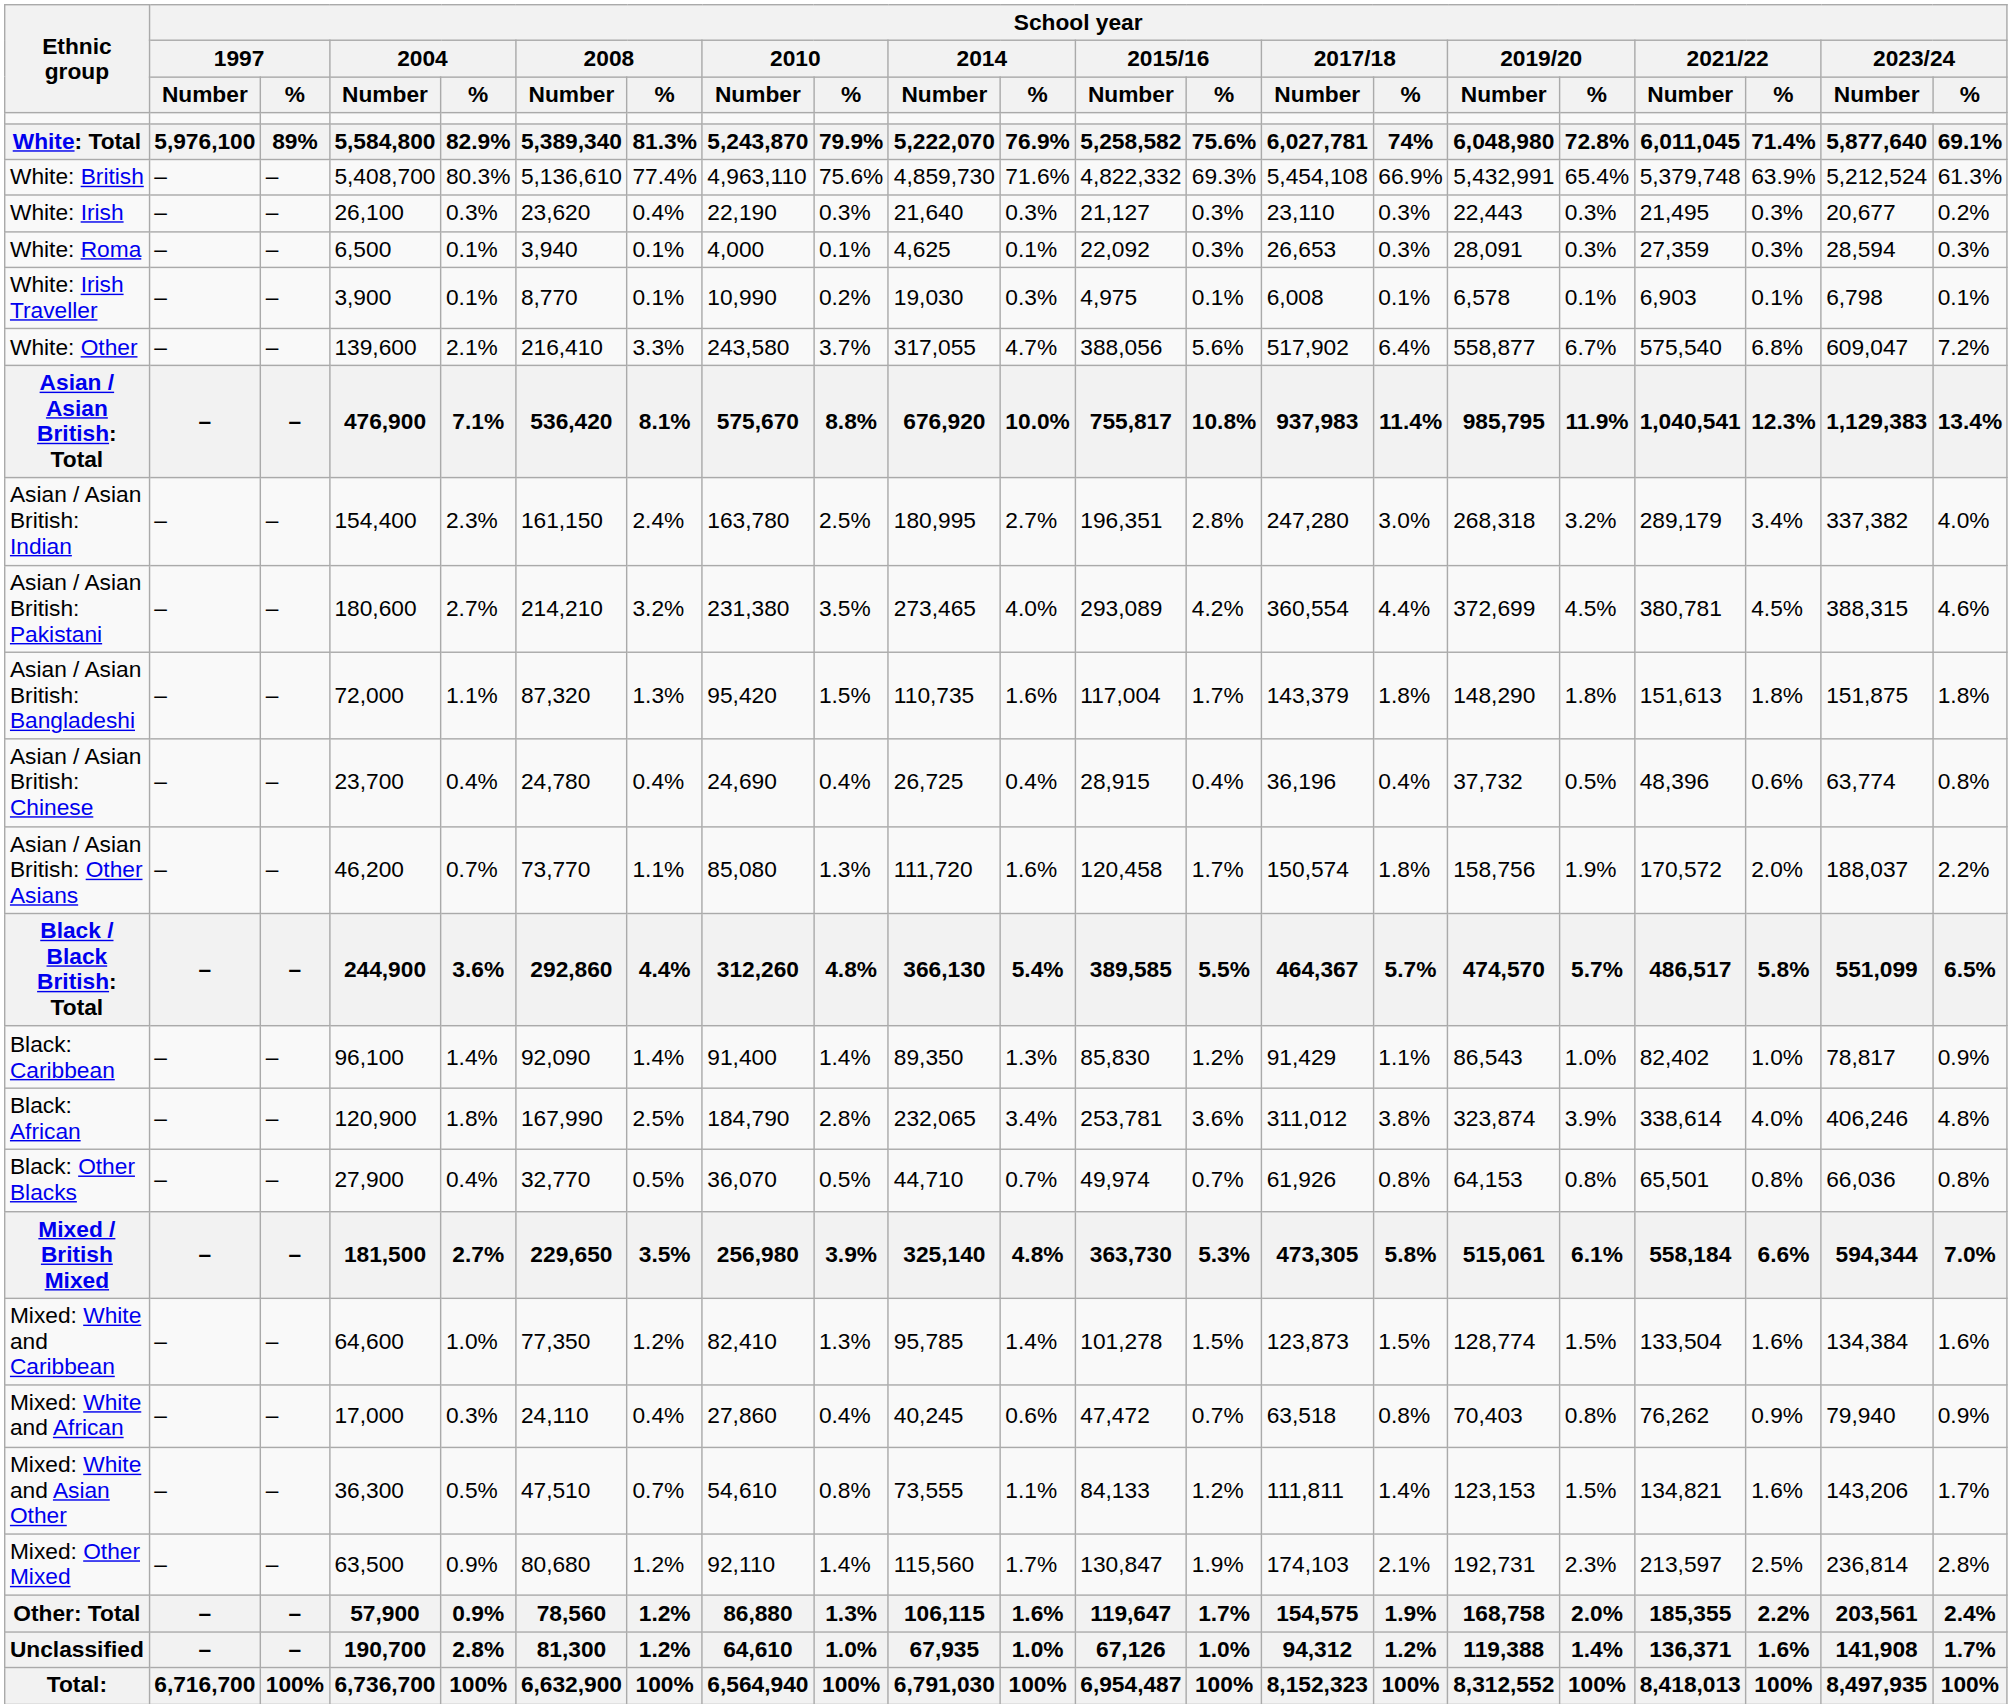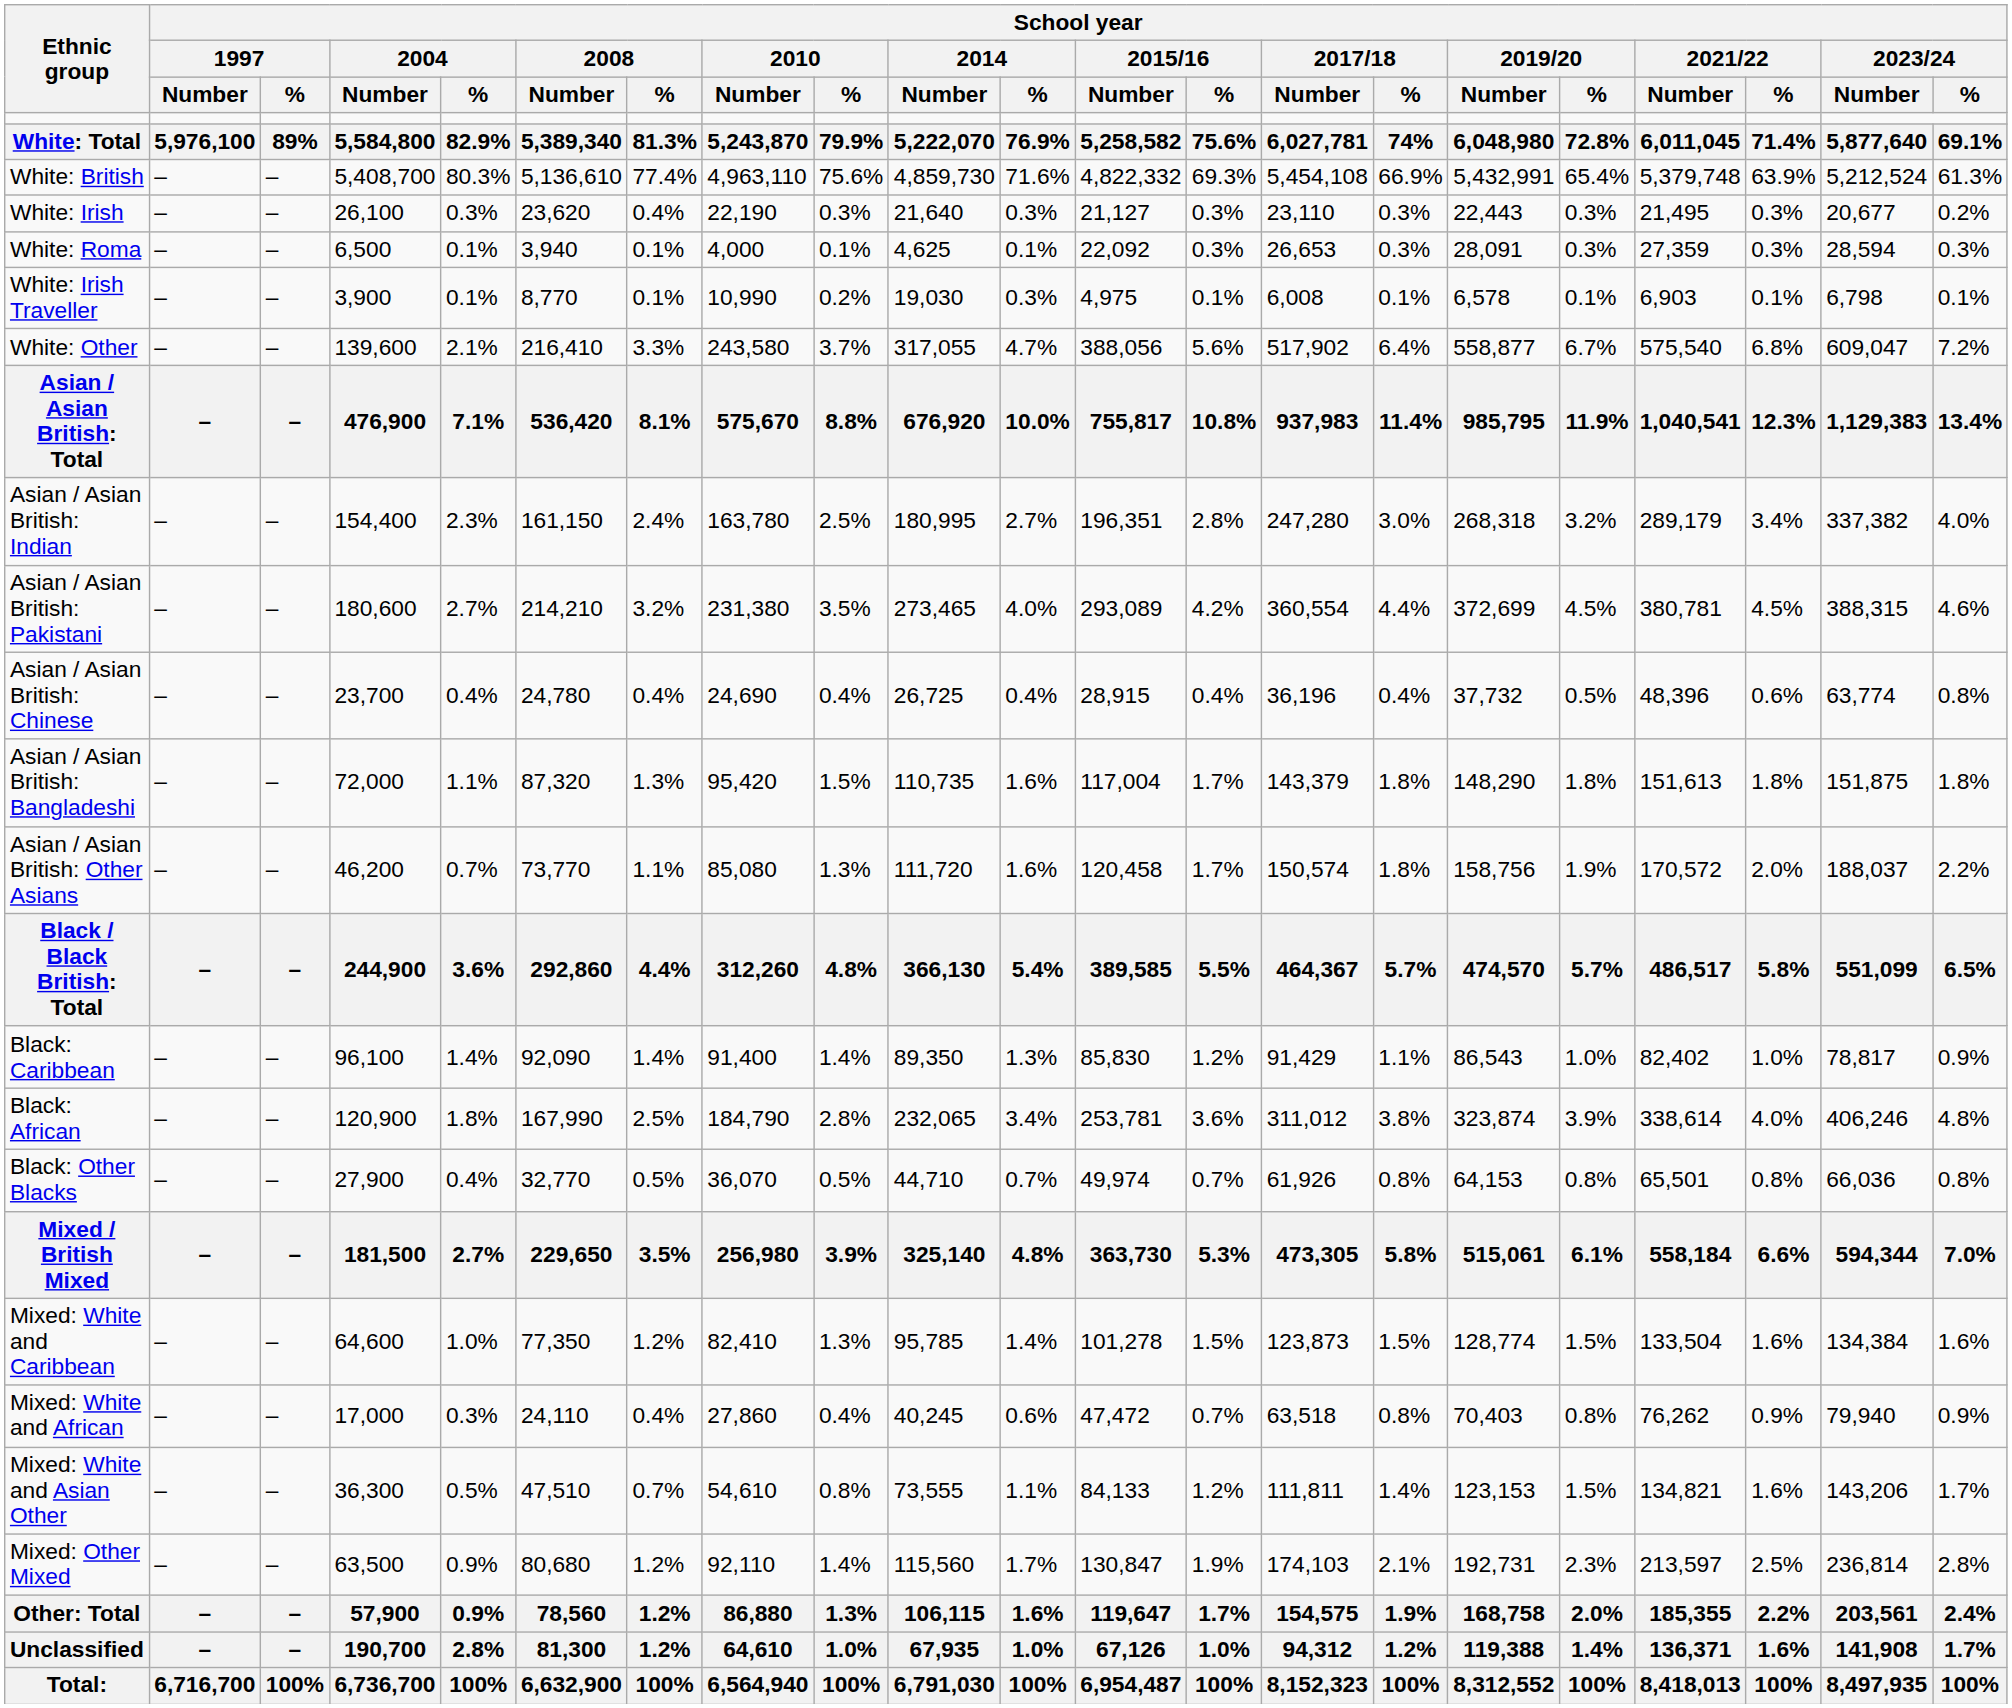rows swapped: (76, 695) <-> (76, 782)
